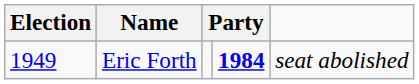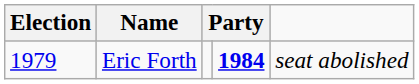(33, 59) 1949 -> (33, 59) 1979
